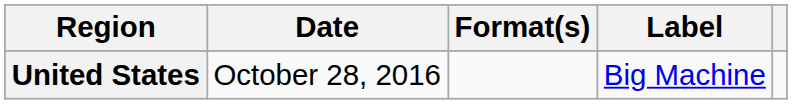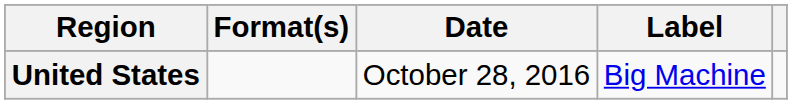columns swapped: (327, 27) <-> (522, 27)
